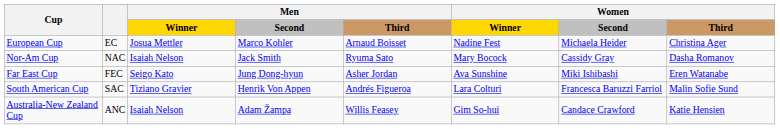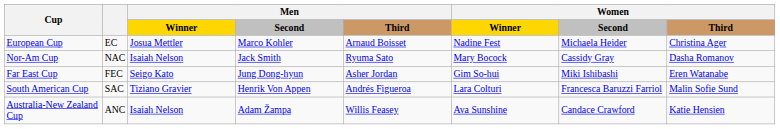(480, 74) Ava Sunshine -> (476, 74) Gim So-hui
(476, 110) Gim So-hui -> (480, 110) Ava Sunshine
